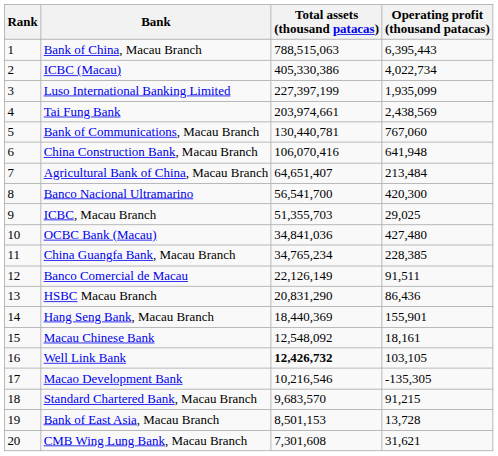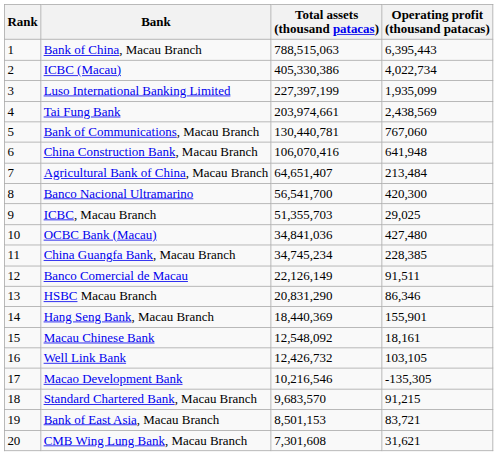(303, 255) 34,765,234 -> (303, 255) 34,745,234
(403, 296) 86,436 -> (403, 296) 86,346
(303, 358) bold -> (303, 358) normal
(403, 419) 13,728 -> (403, 419) 83,721
